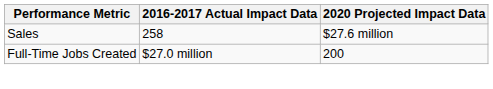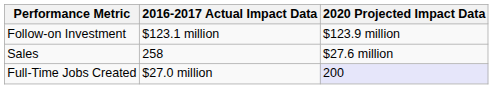+ row: (67, 34)
(333, 53) no background -> (333, 73) lavender background
